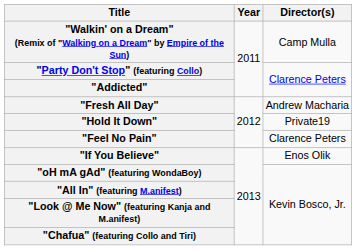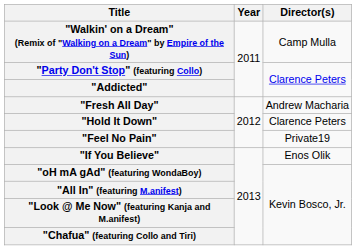(307, 122) Private19 -> (307, 122) Clarence Peters
(307, 139) Clarence Peters -> (307, 139) Private19
